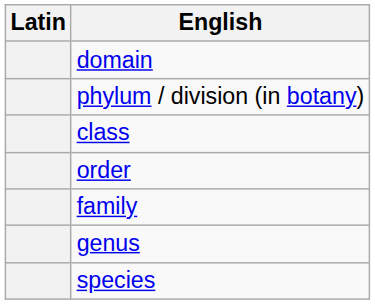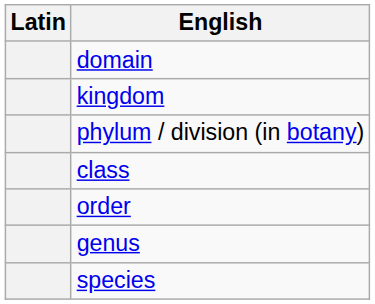+ row: (121, 96)
- row: (107, 206)
